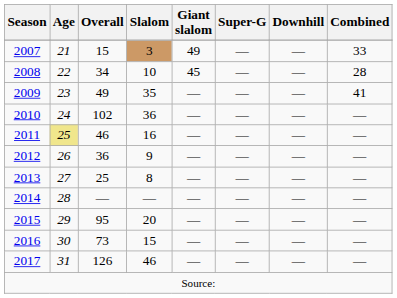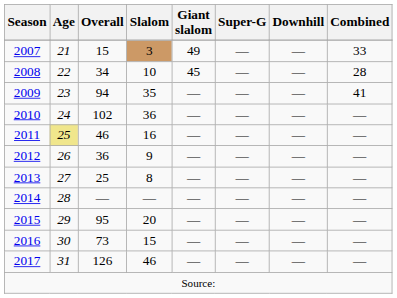(102, 93) 49 -> (102, 93) 94
